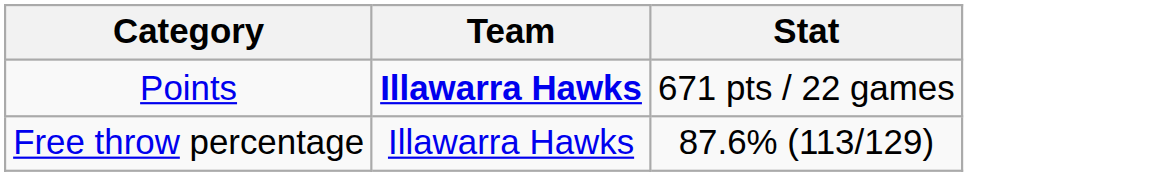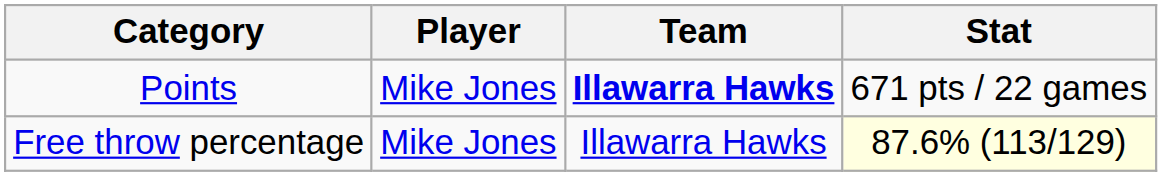+ column: (468, 32)
(806, 142) no background -> (999, 142) lightyellow background
